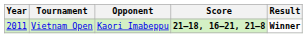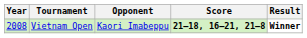(17, 26) 2011 -> (17, 26) 2008
